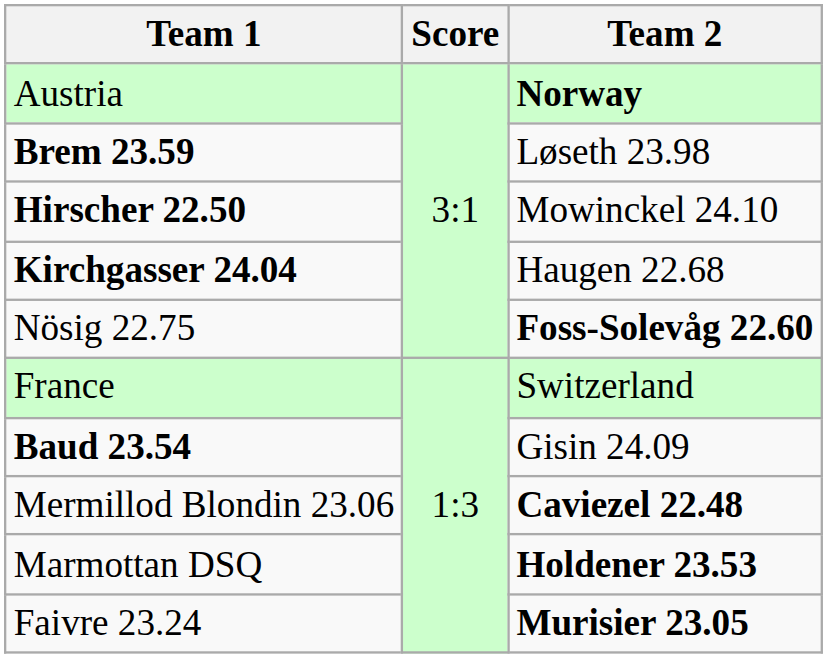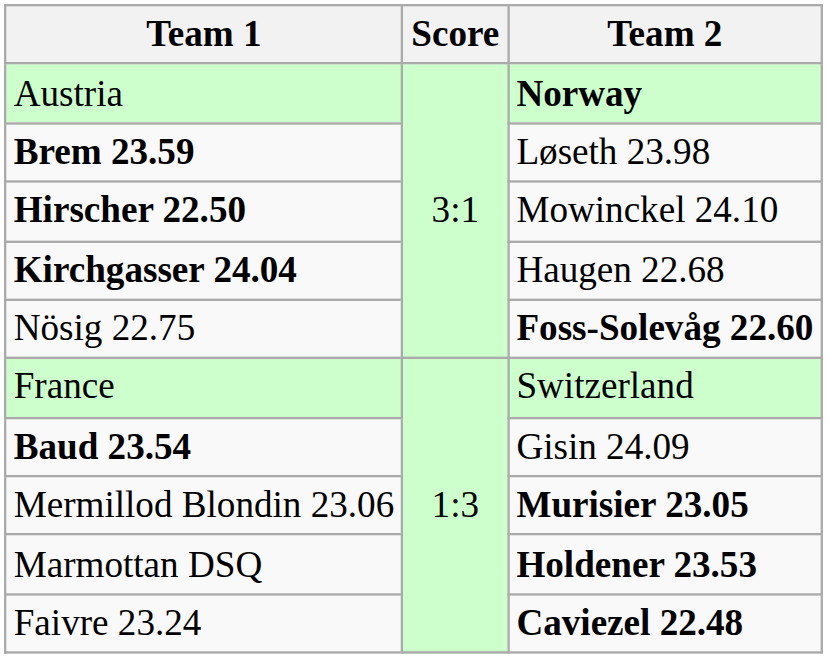(630, 504) Caviezel 22.48 -> (633, 504) Murisier 23.05
(633, 622) Murisier 23.05 -> (630, 622) Caviezel 22.48
